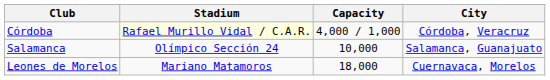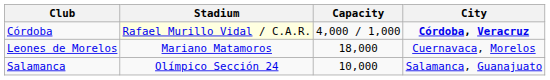(474, 31) normal -> (474, 31) bold
rows swapped: (62, 66) <-> (36, 48)
